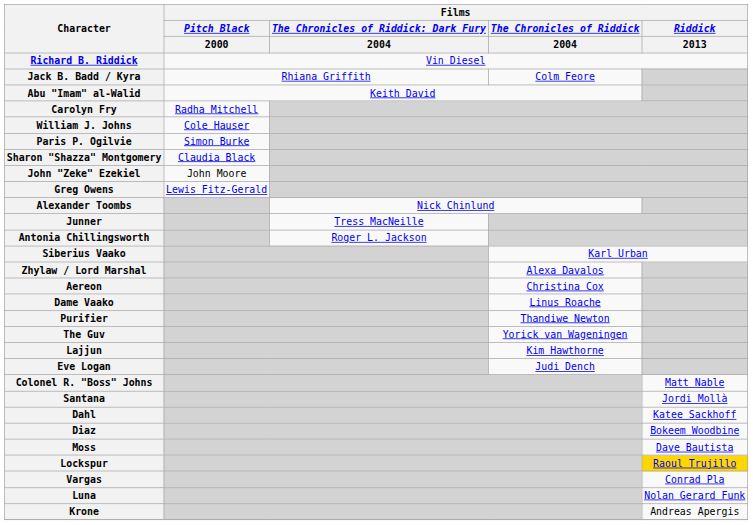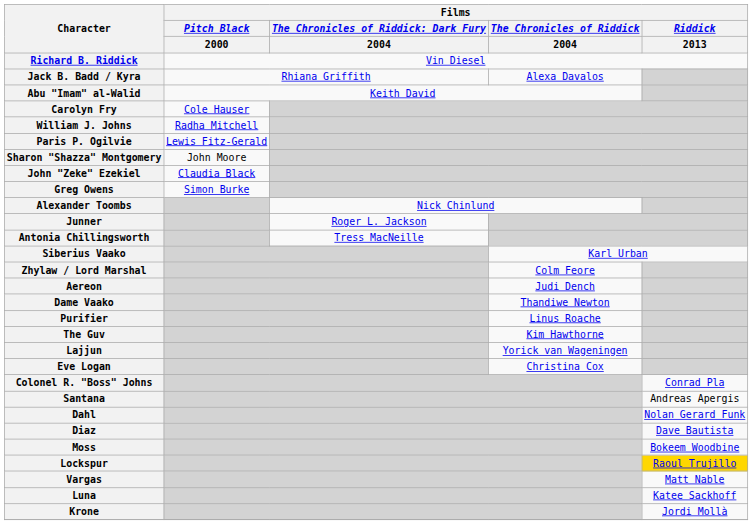(565, 77) Colm Feore -> (565, 77) Alexa Davalos
(217, 109) Radha Mitchell -> (217, 109) Cole Hauser
(217, 125) Cole Hauser -> (217, 125) Radha Mitchell
(217, 141) Simon Burke -> (217, 141) Lewis Fitz-Gerald
(217, 157) Claudia Black -> (217, 157) John Moore
(217, 173) John Moore -> (217, 173) Claudia Black
(217, 190) Lewis Fitz-Gerald -> (217, 190) Simon Burke
(379, 222) Tress MacNeille -> (379, 222) Roger L. Jackson
(379, 238) Roger L. Jackson -> (379, 238) Tress MacNeille
(565, 270) Alexa Davalos -> (565, 270) Colm Feore
(565, 286) Christina Cox -> (565, 286) Judi Dench
(565, 302) Linus Roache -> (565, 302) Thandiwe Newton
(565, 318) Thandiwe Newton -> (565, 318) Linus Roache
(565, 334) Yorick van Wageningen -> (565, 334) Kim Hawthorne
(565, 351) Kim Hawthorne -> (565, 351) Yorick van Wageningen
(565, 367) Judi Dench -> (565, 367) Christina Cox
(695, 383) Matt Nable -> (695, 383) Conrad Pla
(695, 399) Jordi Mollà -> (695, 399) Andreas Apergis
(695, 415) Katee Sackhoff -> (695, 415) Nolan Gerard Funk
(695, 431) Bokeem Woodbine -> (695, 431) Dave Bautista
(695, 447) Dave Bautista -> (695, 447) Bokeem Woodbine
(695, 479) Conrad Pla -> (695, 479) Matt Nable
(695, 496) Nolan Gerard Funk -> (695, 496) Katee Sackhoff
(695, 512) Andreas Apergis -> (695, 512) Jordi Mollà
